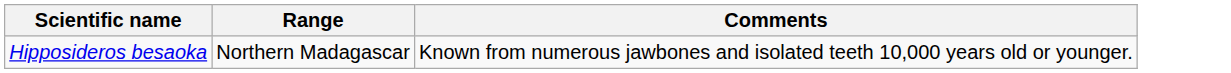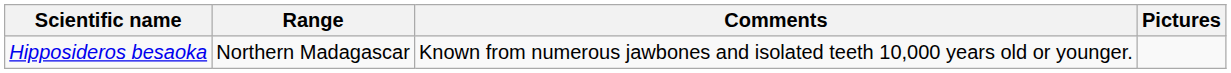+ column: (1181, 20)
